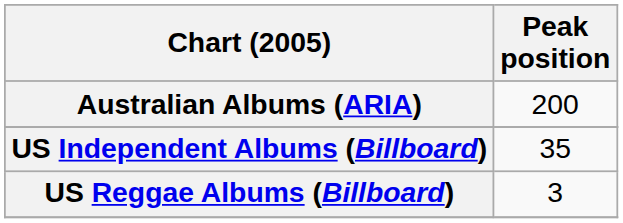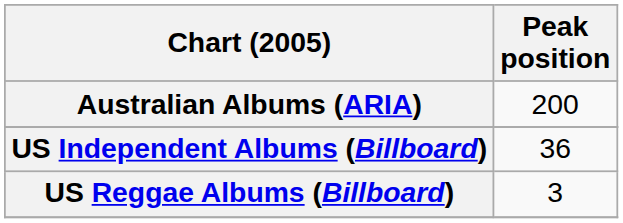(555, 148) 35 -> (555, 148) 36
